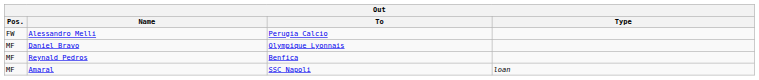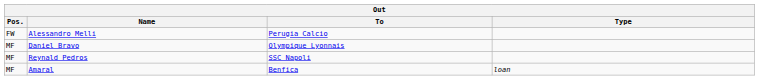(283, 57) Benfica -> (290, 57) SSC Napoli
(290, 69) SSC Napoli -> (283, 69) Benfica
